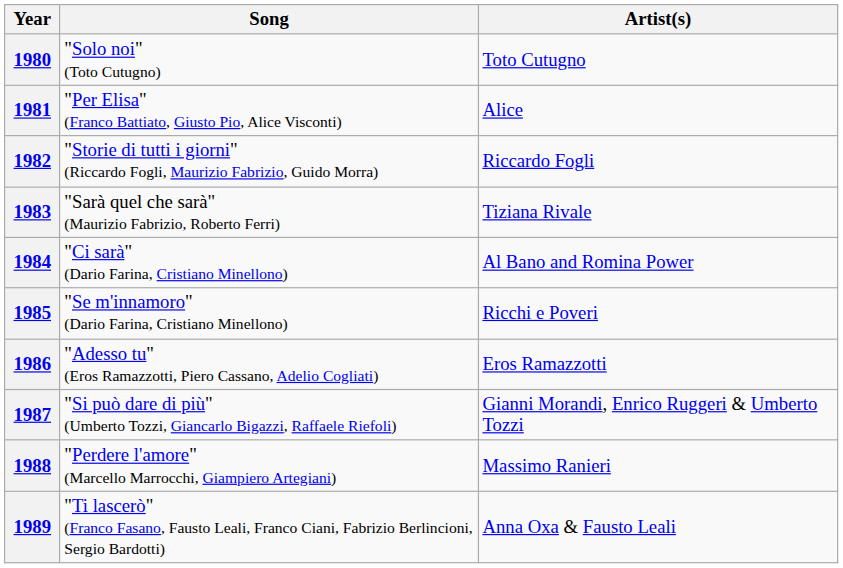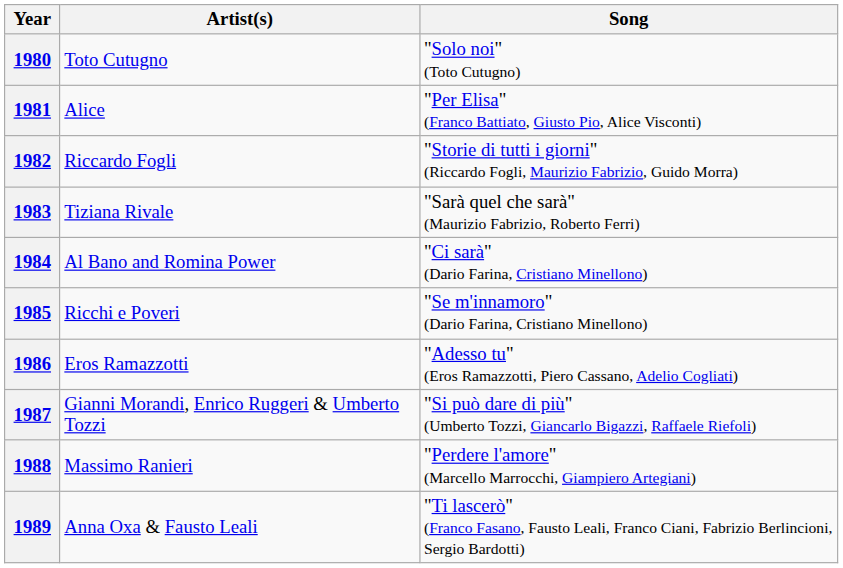columns swapped: (269, 19) <-> (658, 19)
